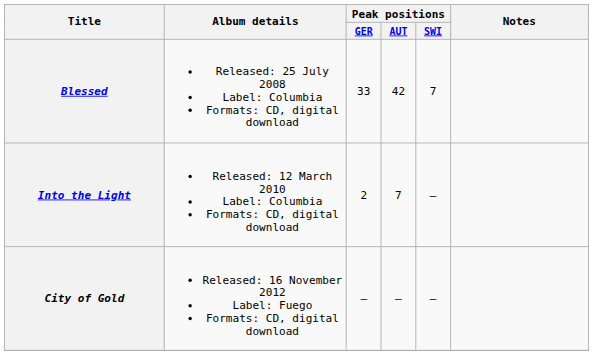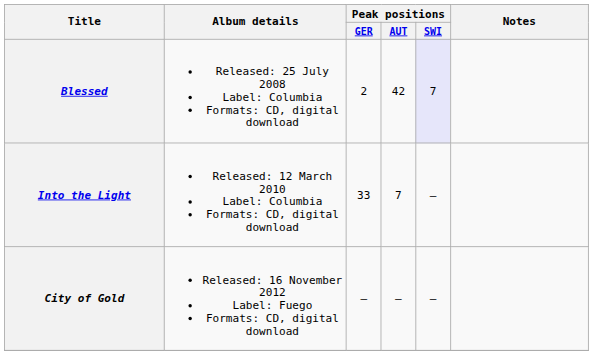(364, 91) 33 -> (364, 91) 2
(433, 91) no background -> (433, 91) lavender background
(364, 195) 2 -> (364, 195) 33
